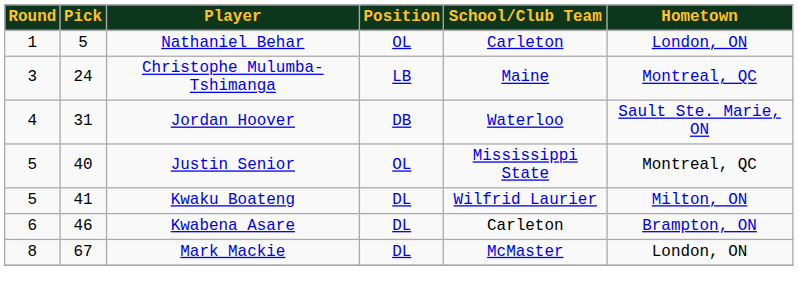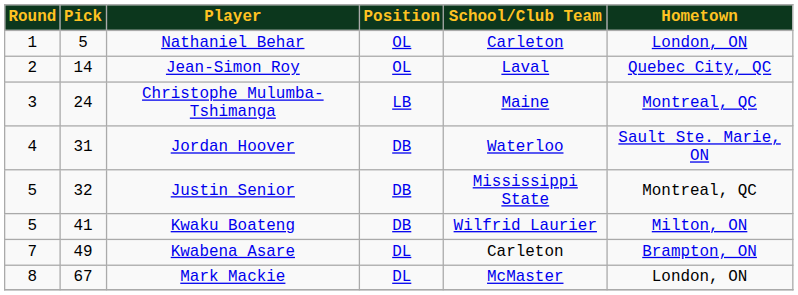+ row: (233, 69)
(83, 166) 40 -> (83, 192) 32
(402, 166) OL -> (402, 192) DB
(402, 201) DL -> (402, 226) DB
(32, 226) 6 -> (32, 252) 7
(83, 226) 46 -> (83, 252) 49
